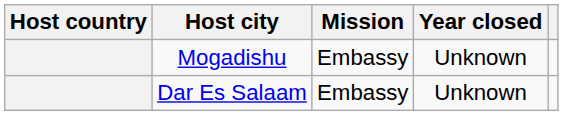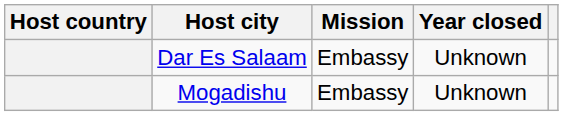rows swapped: (232, 57) <-> (232, 92)
